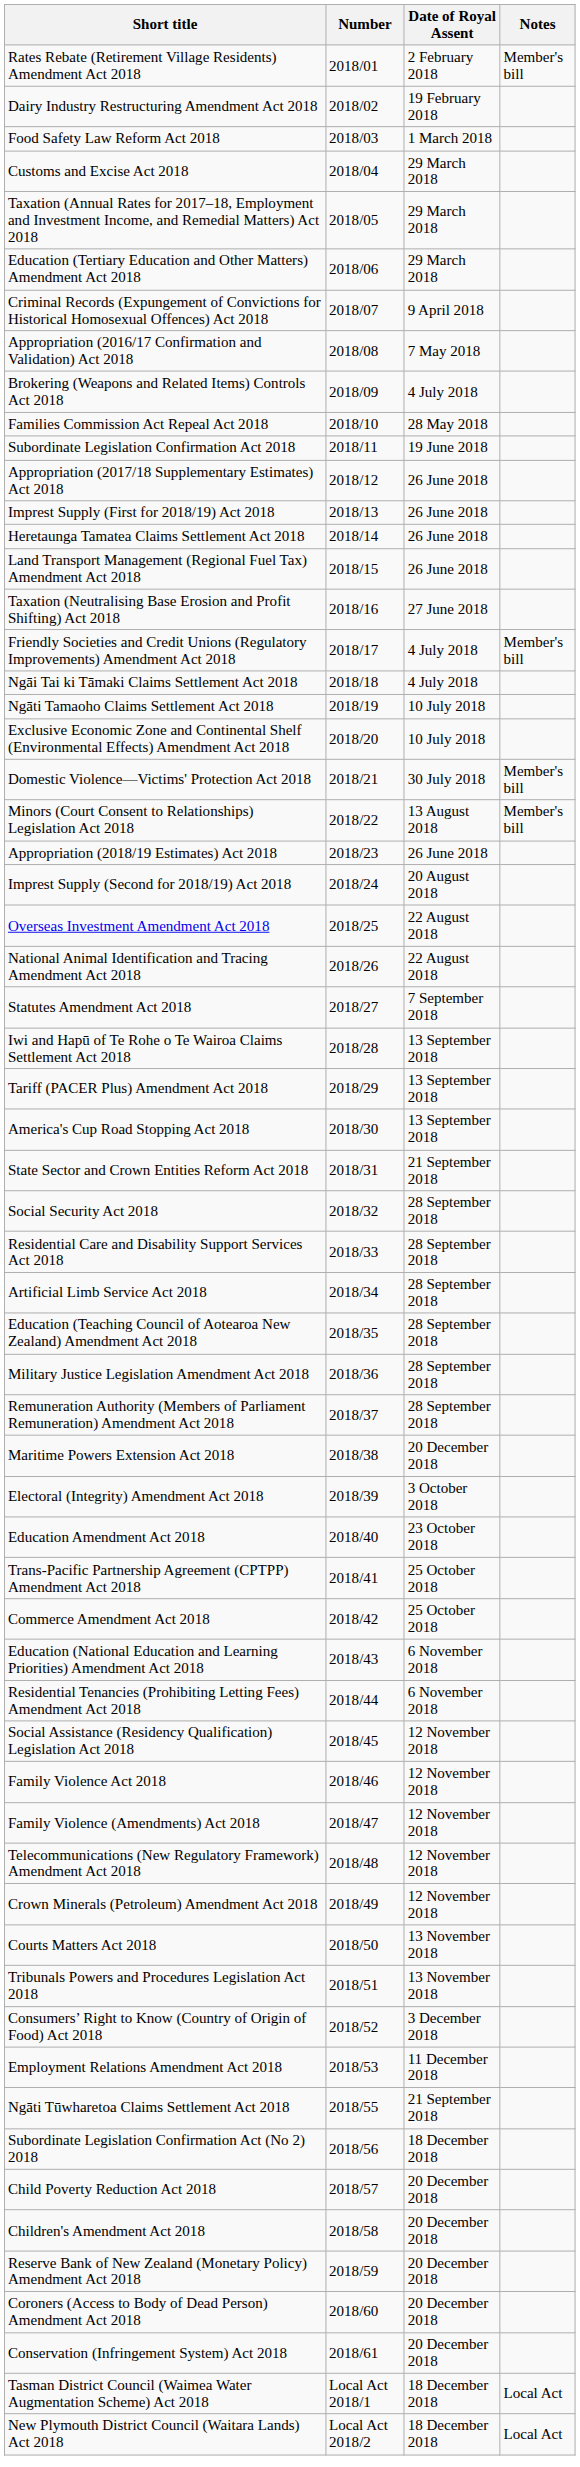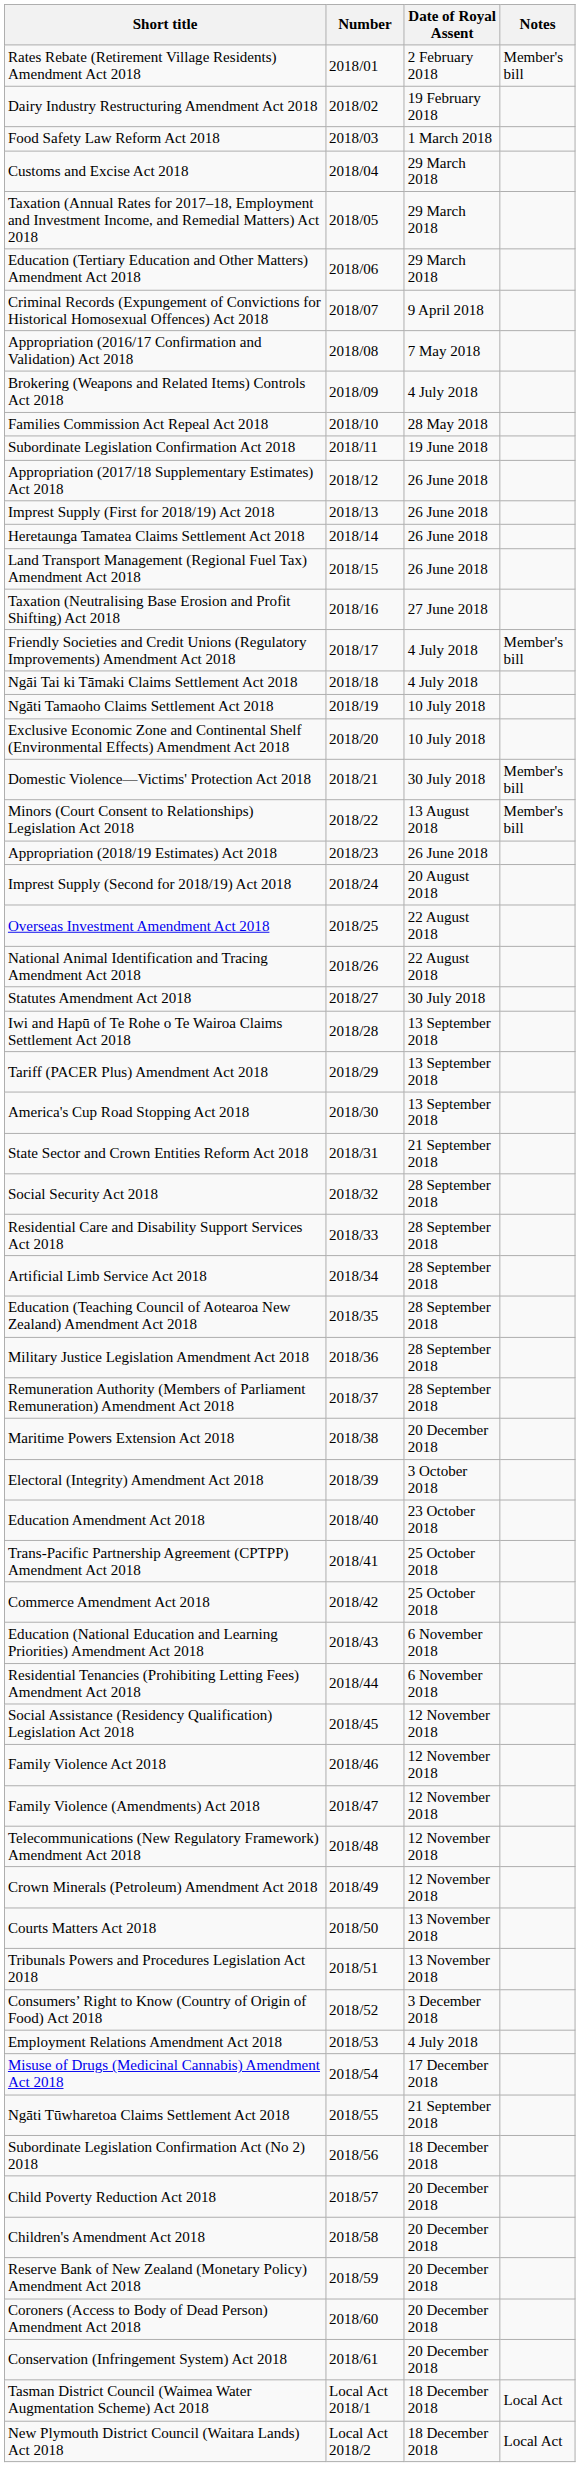(445, 1007) 7 September 2018 -> (447, 998) 30 July 2018
(448, 2067) 11 December 2018 -> (443, 2042) 4 July 2018
+ row: (164, 2074)
